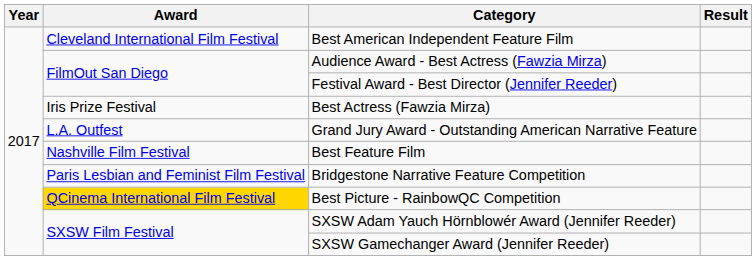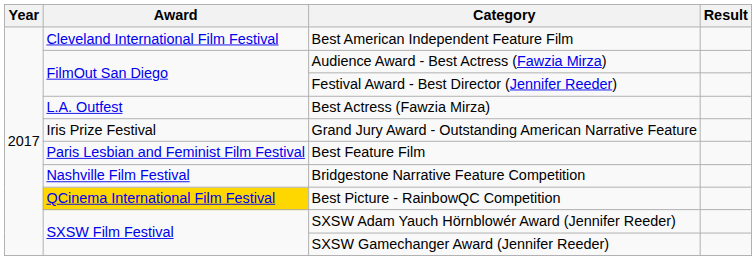(101, 107) Iris Prize Festival -> (84, 107) L.A. Outfest
(84, 130) L.A. Outfest -> (101, 130) Iris Prize Festival
(118, 152) Nashville Film Festival -> (176, 152) Paris Lesbian and Feminist Film Festival
(176, 175) Paris Lesbian and Feminist Film Festival -> (118, 175) Nashville Film Festival
